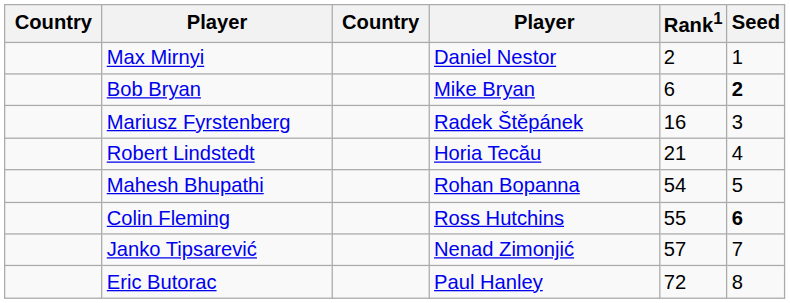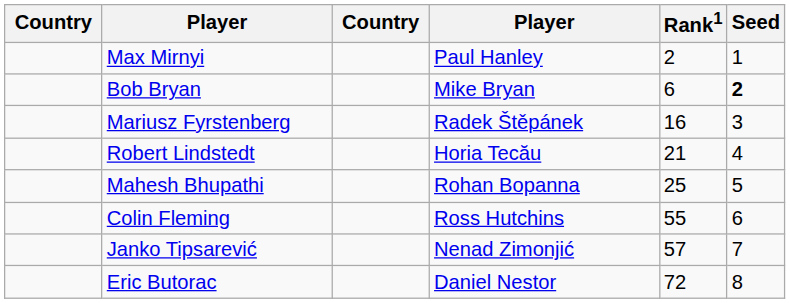(495, 57) Daniel Nestor -> (488, 57) Paul Hanley
(675, 185) 54 -> (675, 185) 25
(737, 217) bold -> (737, 217) normal
(488, 281) Paul Hanley -> (495, 281) Daniel Nestor
